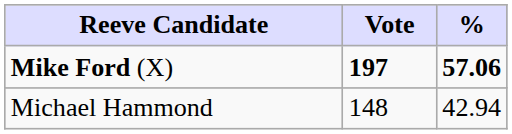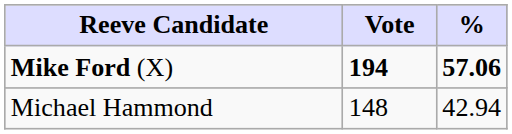(368, 66) 197 -> (368, 66) 194
